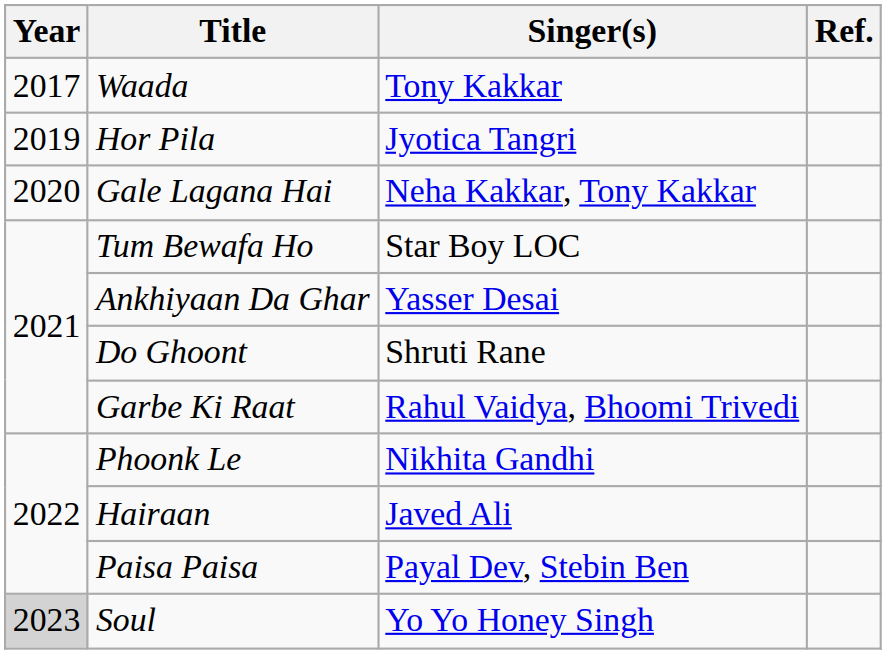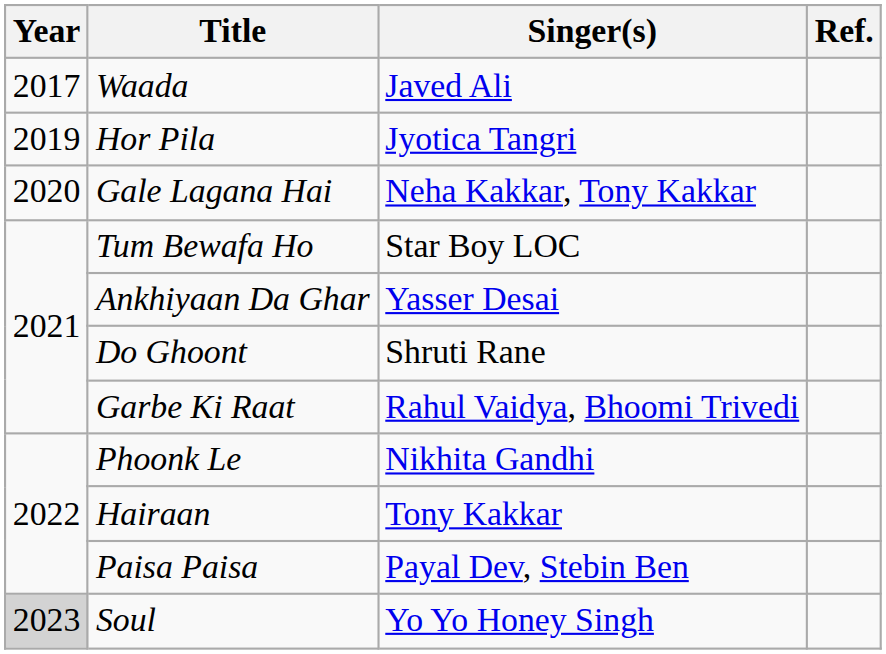(474, 84) Tony Kakkar -> (449, 84) Javed Ali
(449, 513) Javed Ali -> (474, 513) Tony Kakkar
